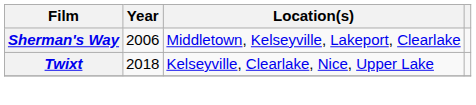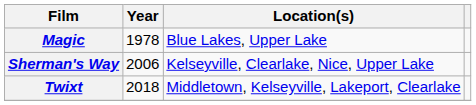+ row: (63, 40)
(314, 40) Middletown, Kelseyville, Lakeport, Clearlake -> (300, 64) Kelseyville, Clearlake, Nice, Upper Lake
(300, 64) Kelseyville, Clearlake, Nice, Upper Lake -> (314, 87) Middletown, Kelseyville, Lakeport, Clearlake
